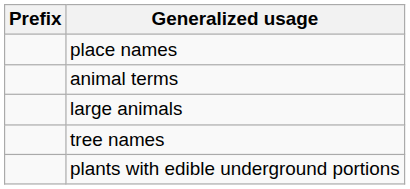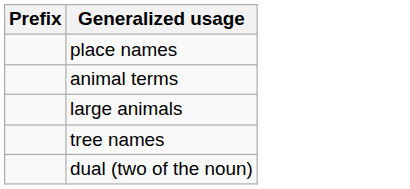- row: (235, 169)
+ row: (161, 169)
